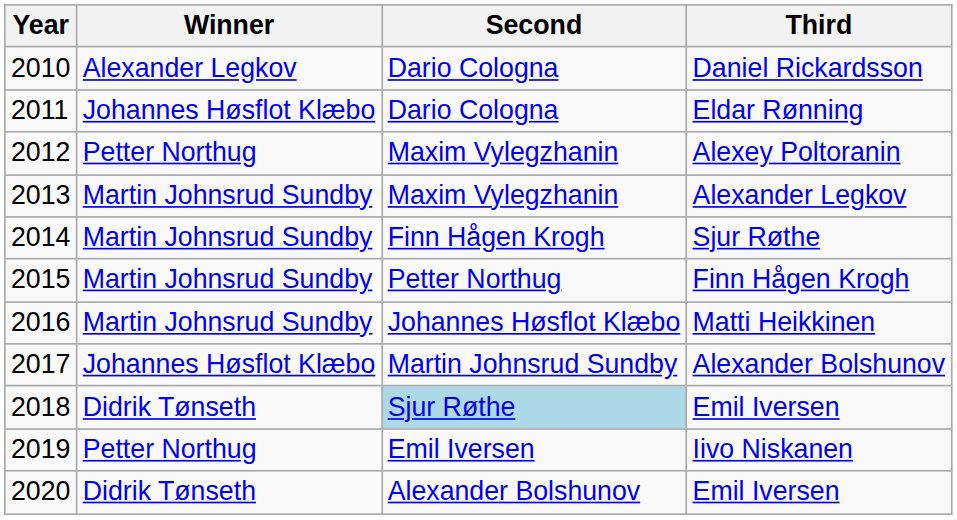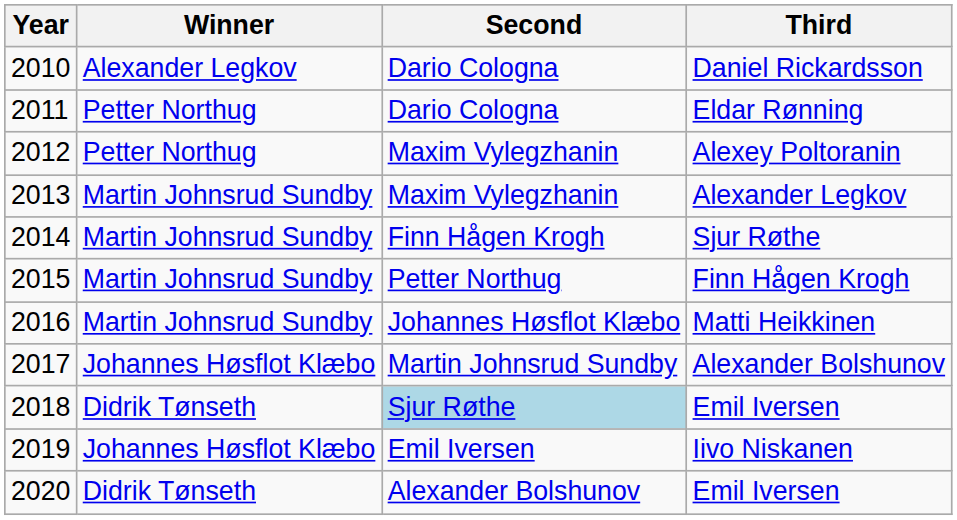(229, 110) Johannes Høsflot Klæbo -> (170, 110) Petter Northug
(170, 449) Petter Northug -> (229, 449) Johannes Høsflot Klæbo
